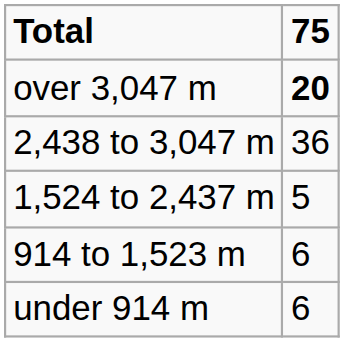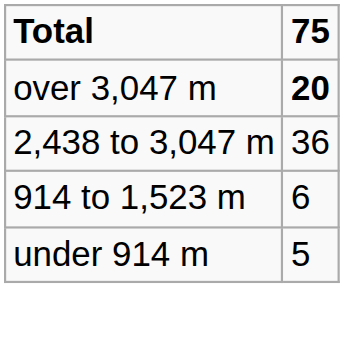- row: (144, 198)
(301, 308) 6 -> (301, 253) 5
